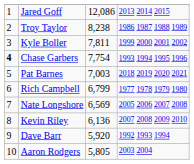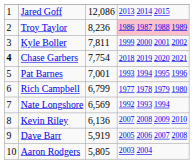(99, 27) 8,238 -> (99, 27) 8,236
(153, 27) no background -> (153, 27) pink background
(153, 58) 1993 1994 1995 1996 -> (153, 58) 2018 2019 2020 2021
(99, 74) 7,003 -> (99, 74) 7,001
(153, 74) 2018 2019 2020 2021 -> (153, 74) 1993 1994 1995 1996
(153, 105) 2005 2006 2007 2008 -> (144, 105) 1992 1993 1994
(99, 136) 5,920 -> (99, 136) 5,919
(144, 136) 1992 1993 1994 -> (153, 136) 2005 2006 2007 2008
